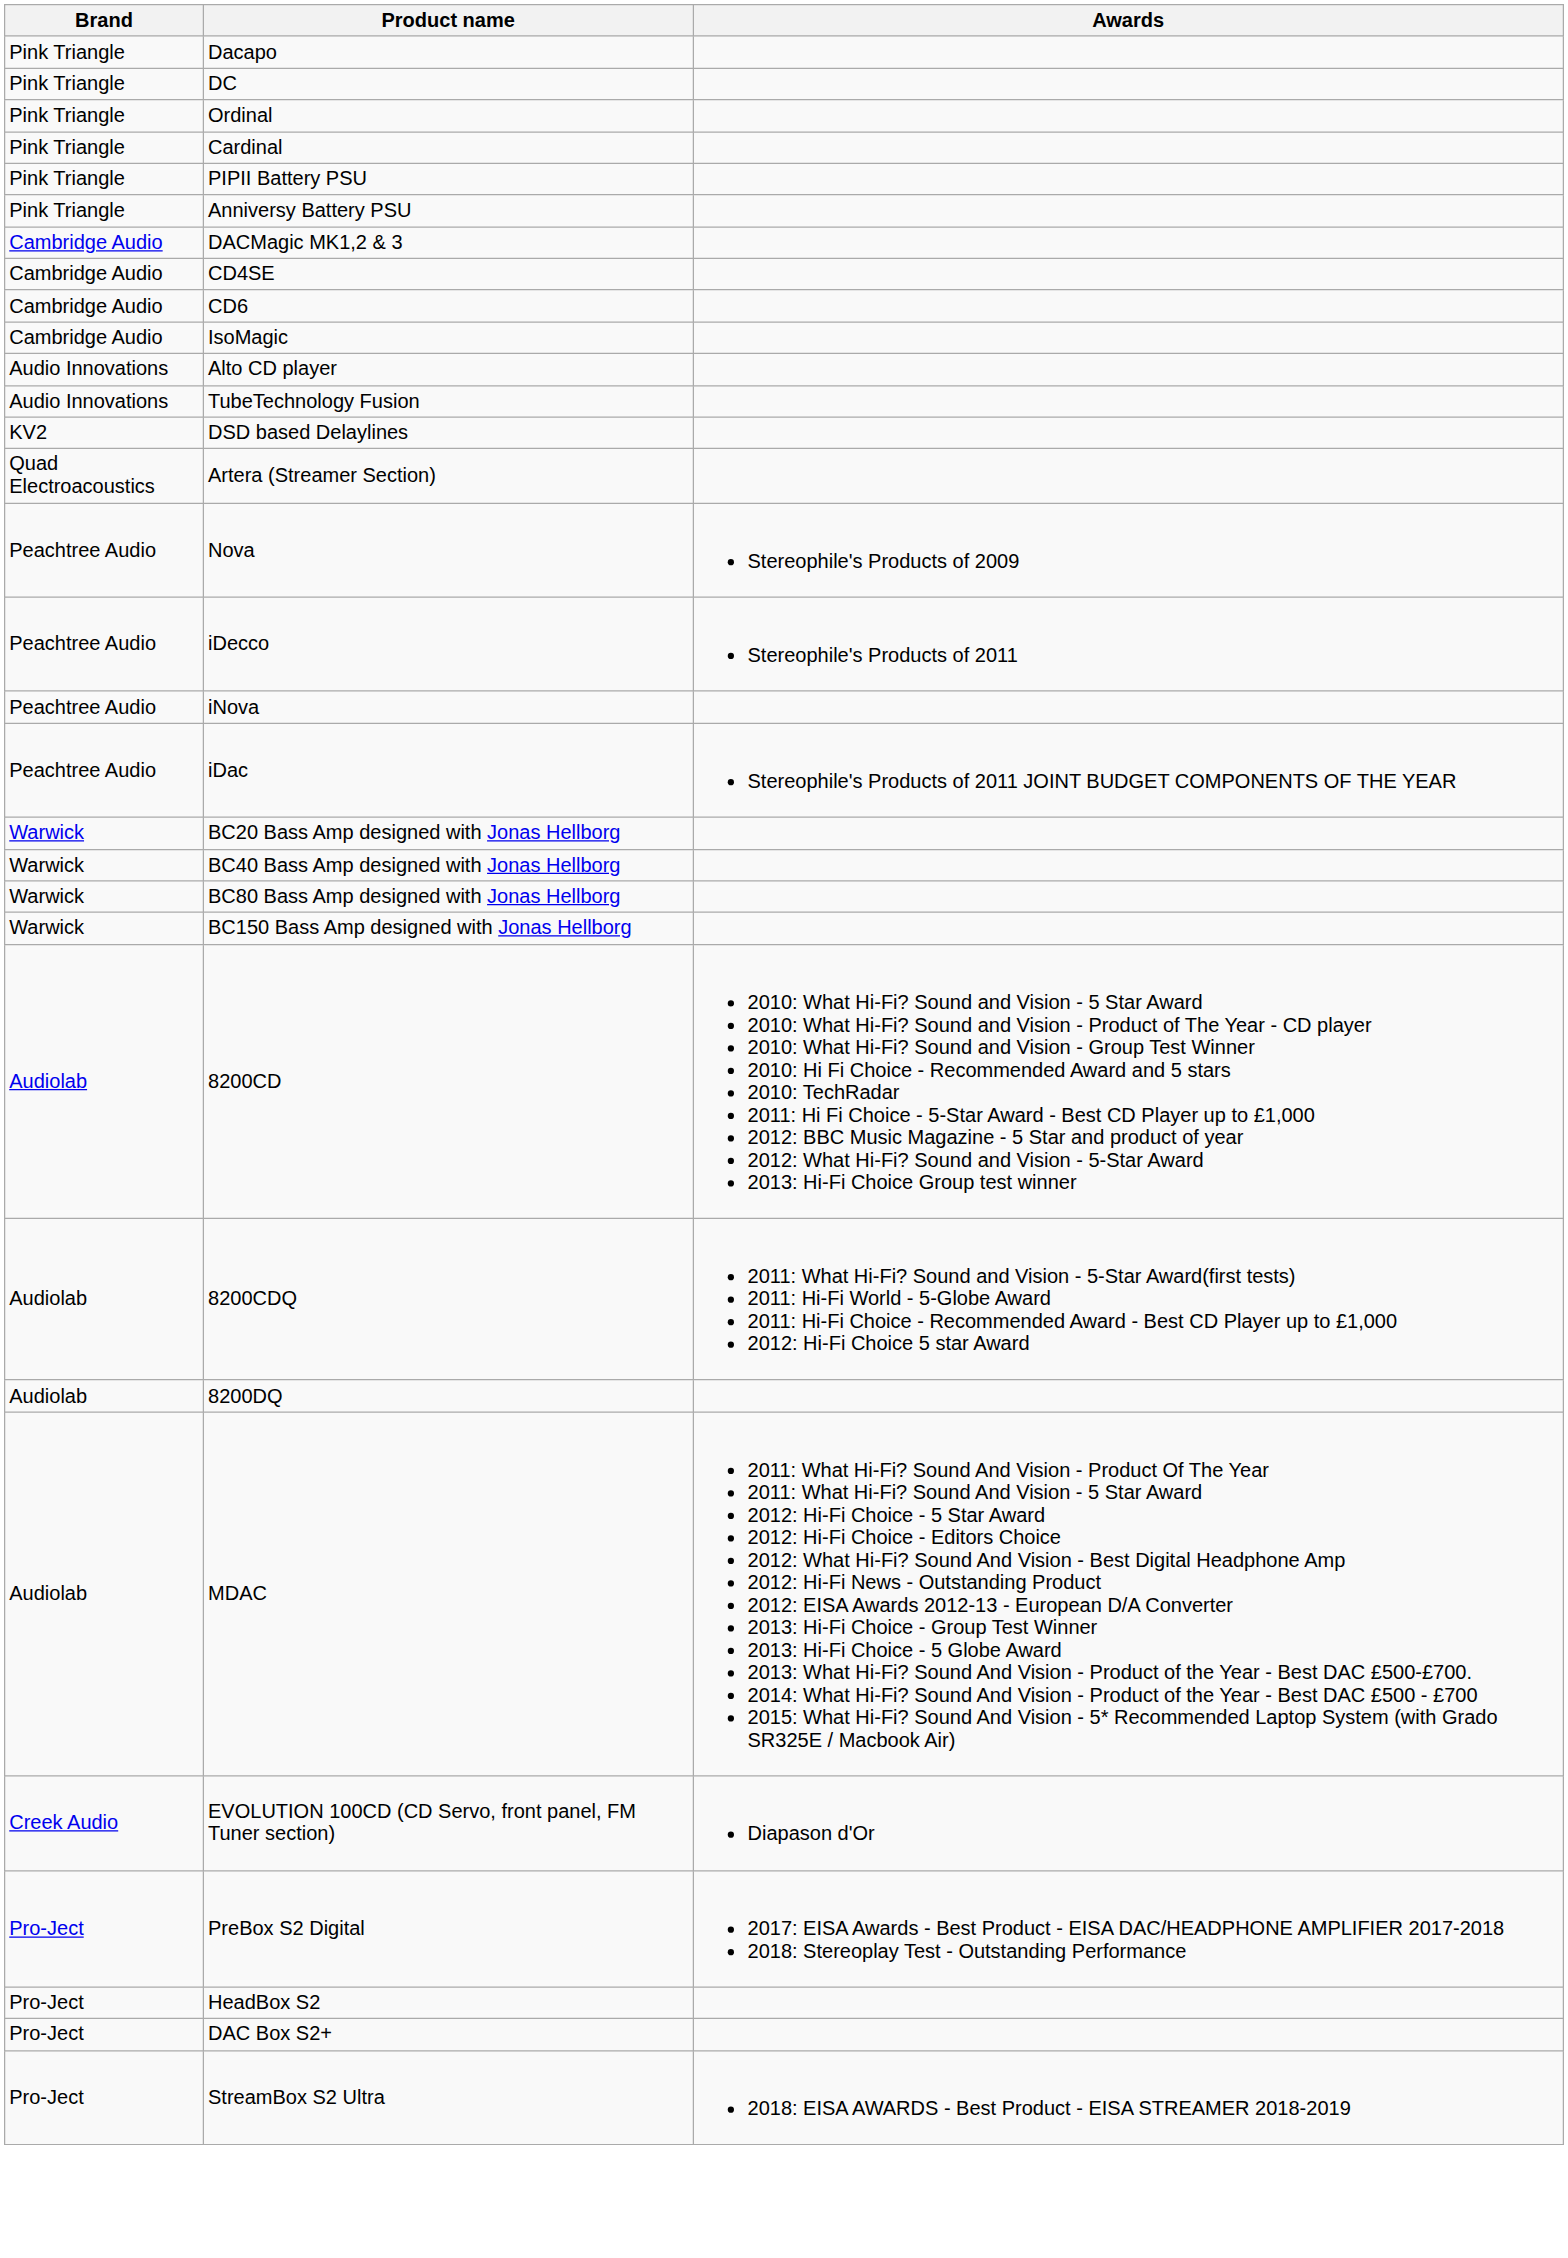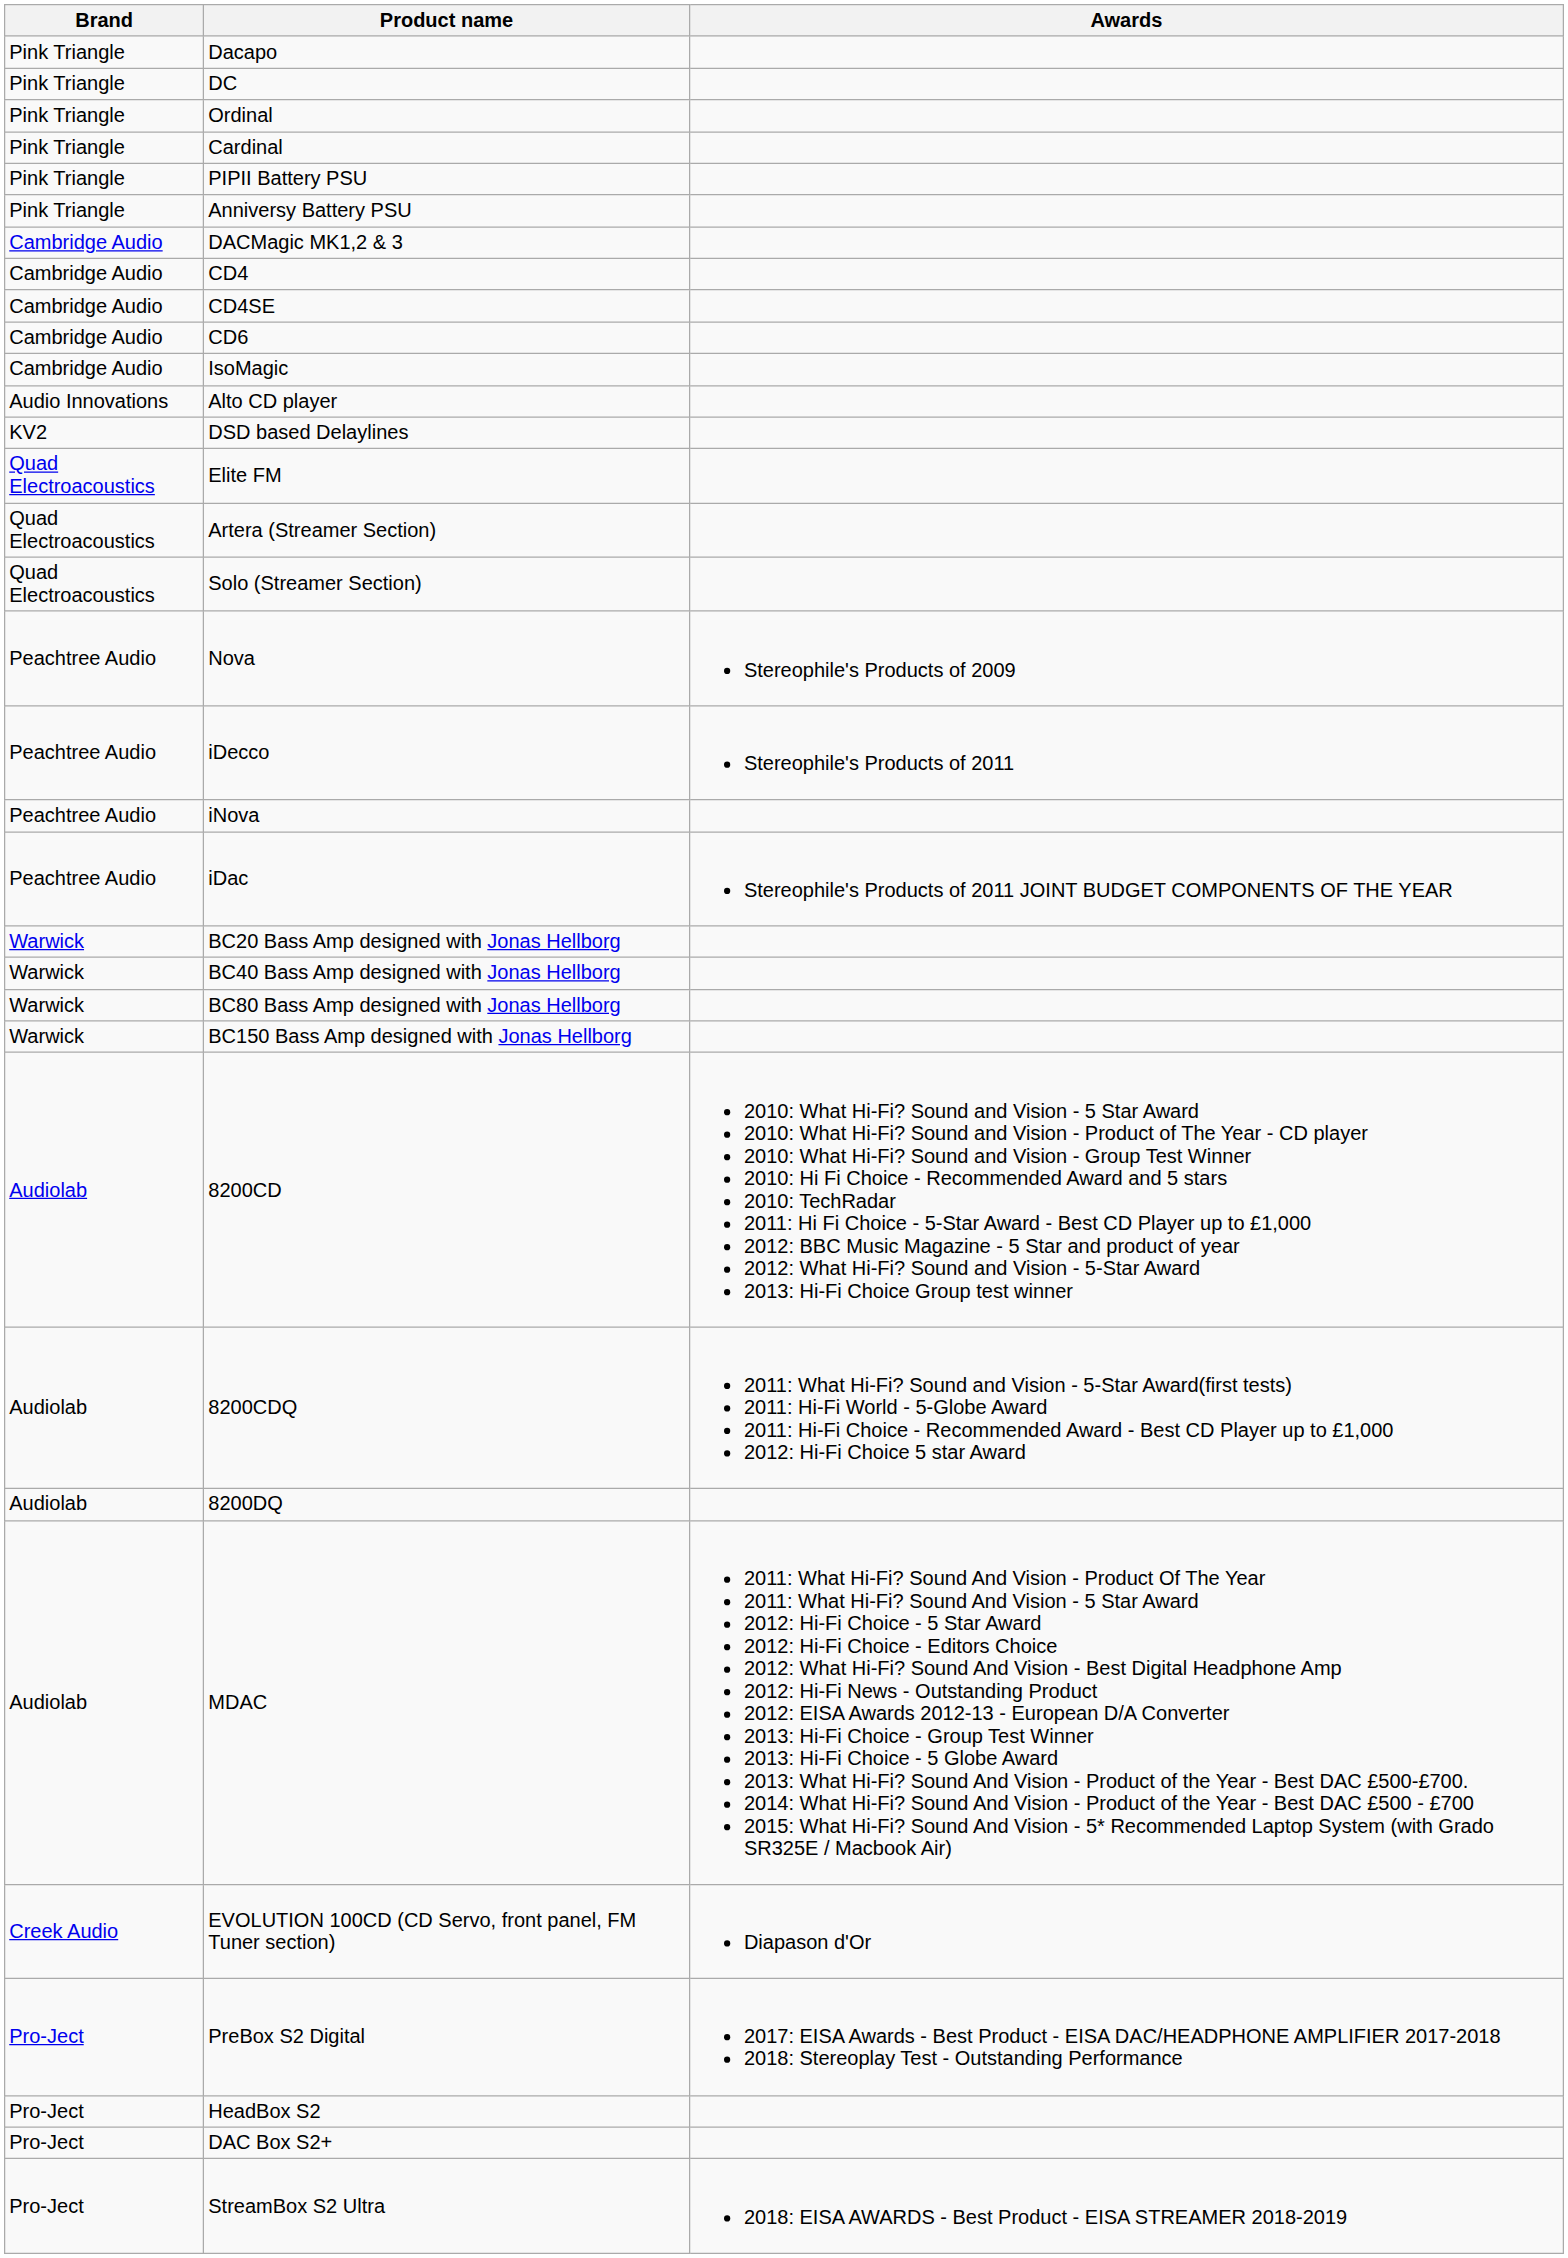+ row: (228, 274)
- row: (314, 400)
+ row: (245, 475)
+ row: (315, 584)
